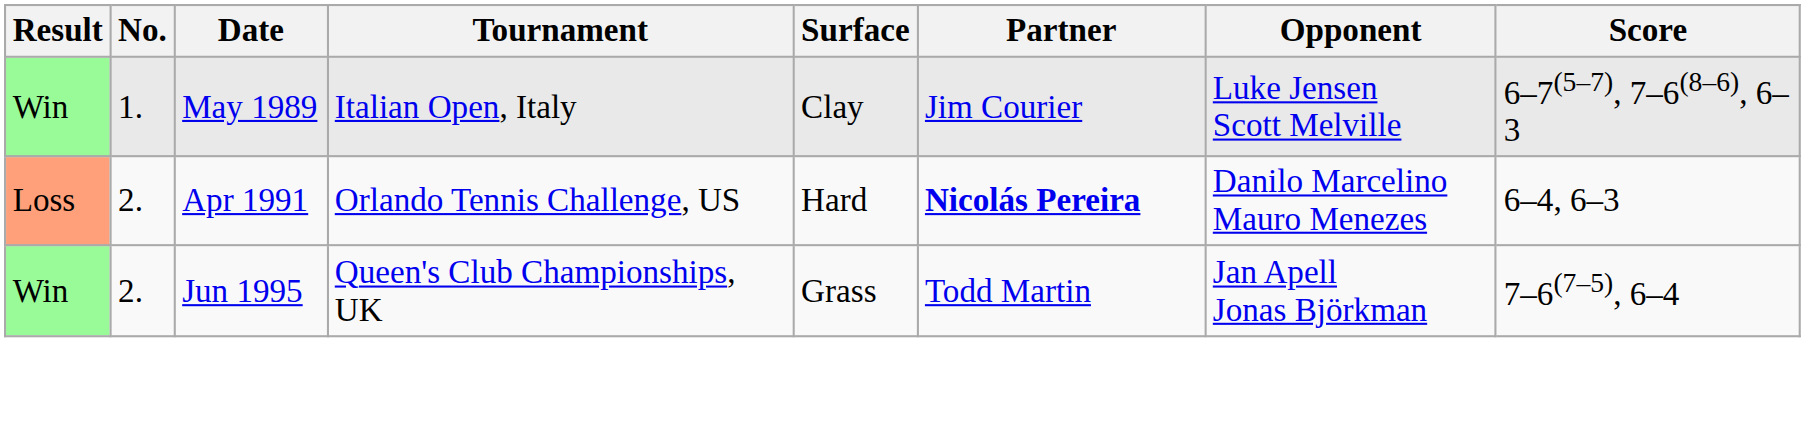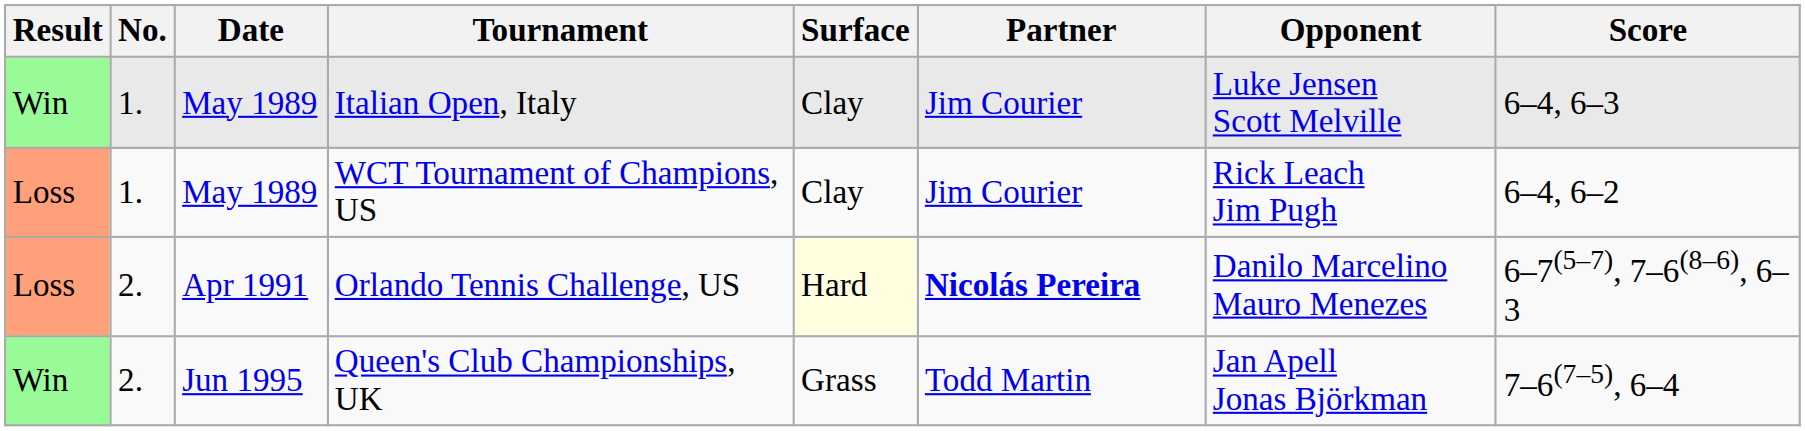(1646, 106) 6–7(5–7), 7–6(8–6), 6–3 -> (1562, 101) 6–4, 6–3
+ row: (557, 191)
(834, 200) no background -> (834, 285) lightyellow background
(1562, 200) 6–4, 6–3 -> (1646, 285) 6–7(5–7), 7–6(8–6), 6–3
